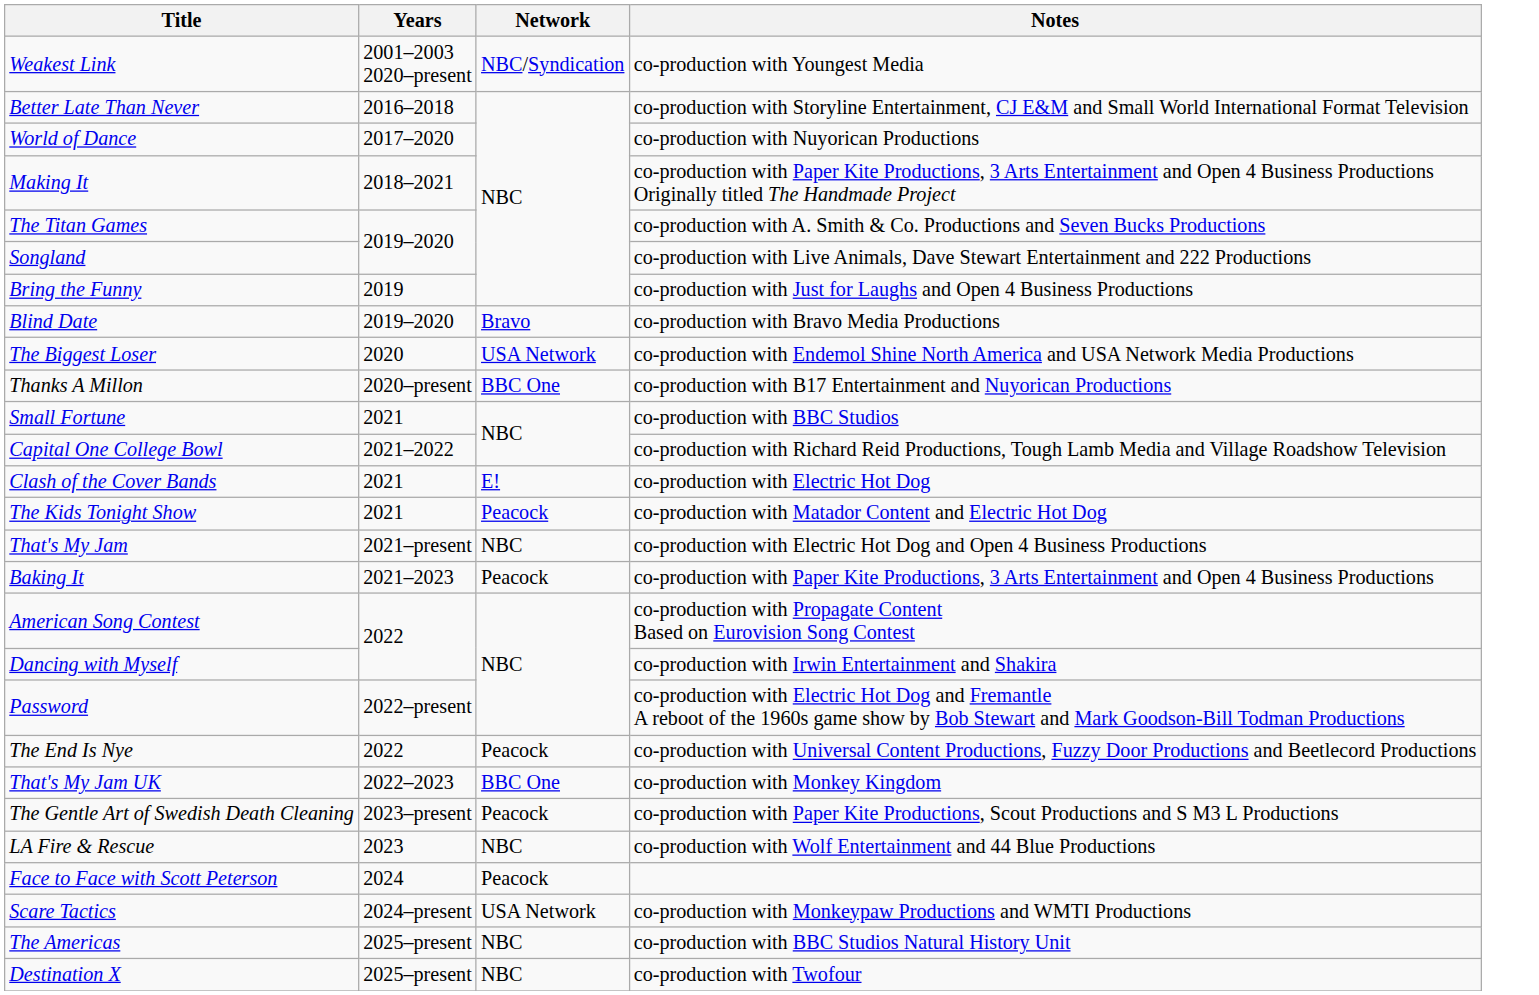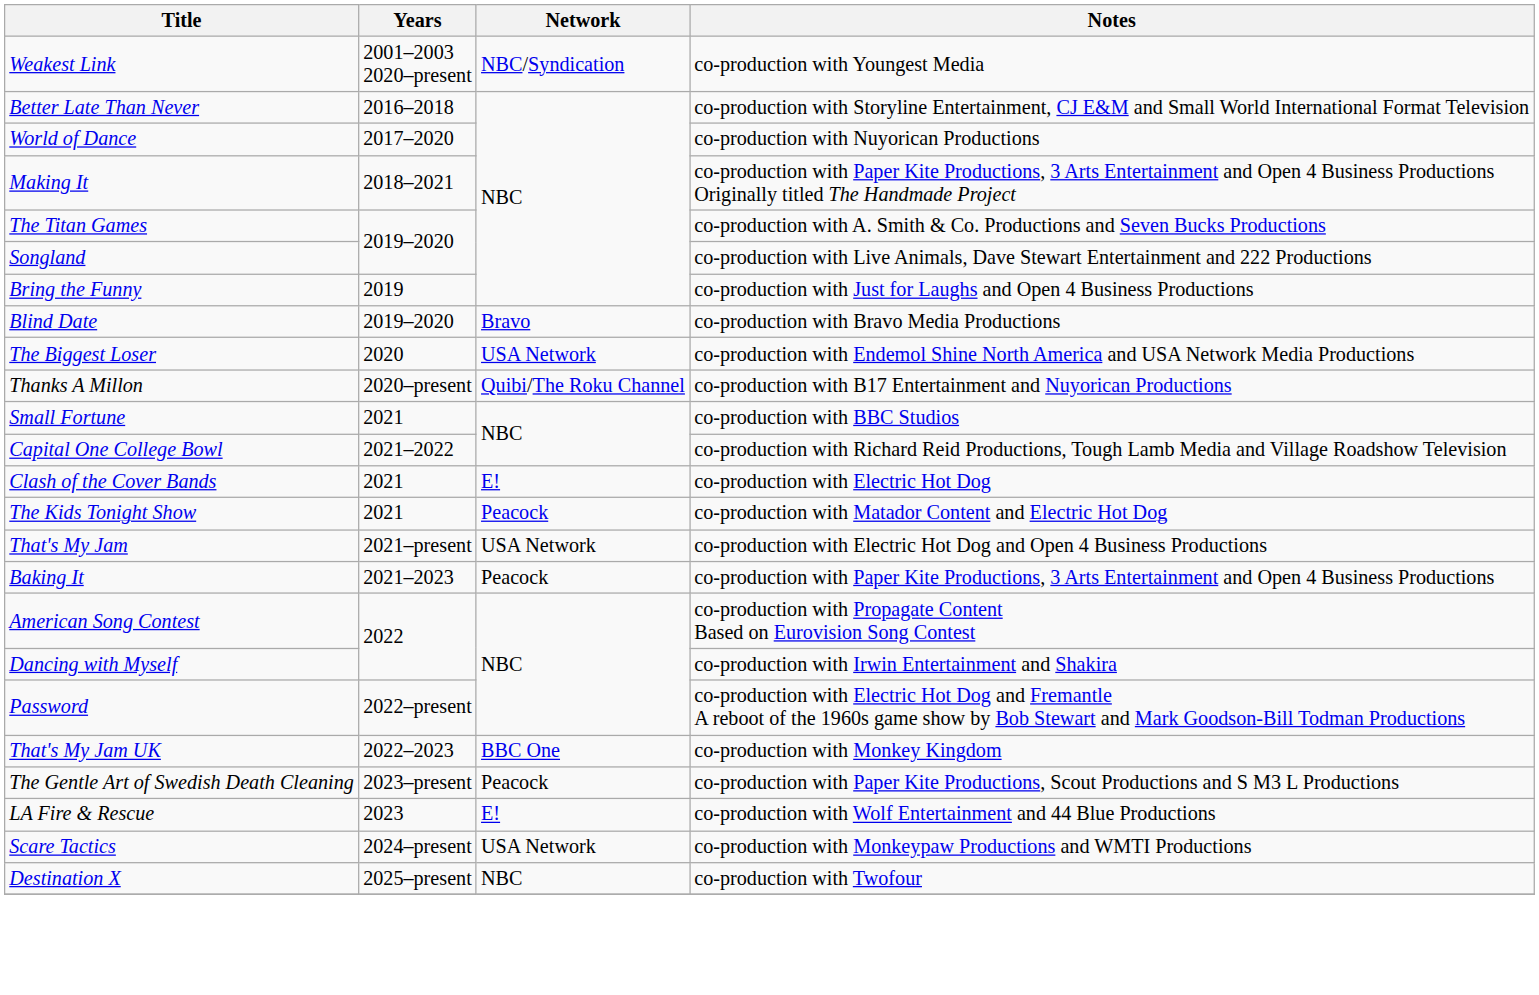(521, 385) BBC One -> (583, 385) Quibi/The Roku Channel
(502, 545) NBC -> (538, 545) USA Network
- row: (71, 750)
(502, 846) NBC -> (491, 814) E!
- row: (143, 878)
- row: (65, 942)
